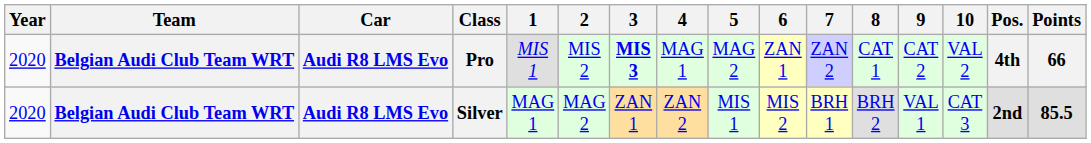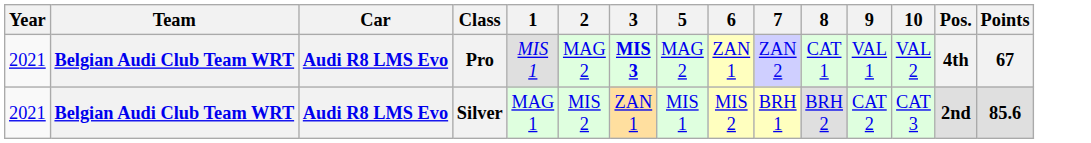- column: (682, 19)
(27, 60) 2020 -> (27, 60) 2021
(584, 60) MIS 2 -> (584, 60) MAG 2
(921, 60) CAT 2 -> (869, 60) VAL 1
(1057, 60) 66 -> (1005, 60) 67
(27, 112) 2020 -> (27, 112) 2021
(584, 112) MAG 2 -> (584, 112) MIS 2
(921, 112) VAL 1 -> (869, 112) CAT 2
(1057, 112) 85.5 -> (1005, 112) 85.6
